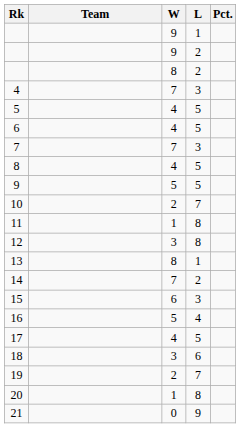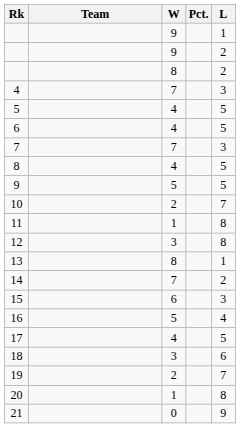columns swapped: (198, 14) <-> (223, 14)
